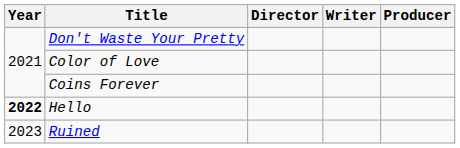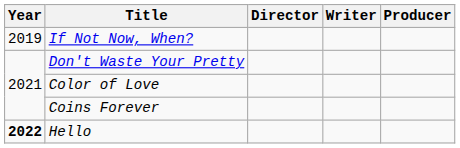+ row: (121, 39)
- row: (74, 132)
